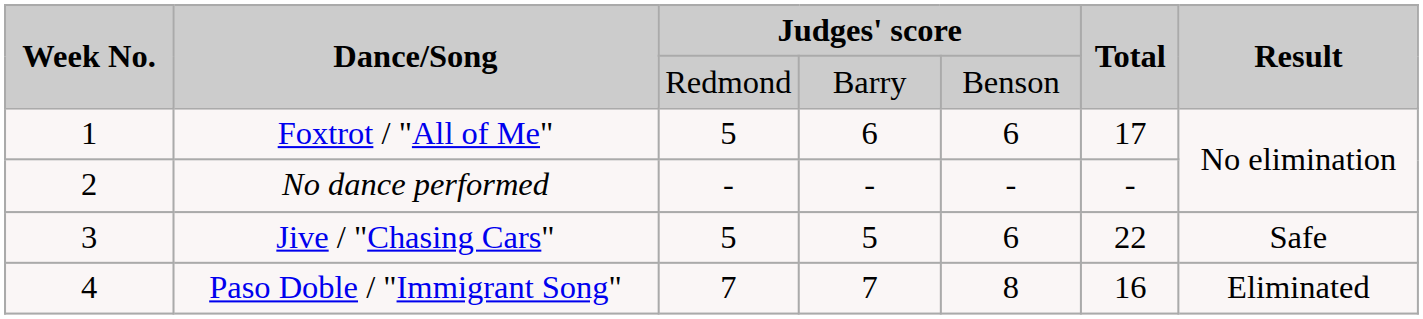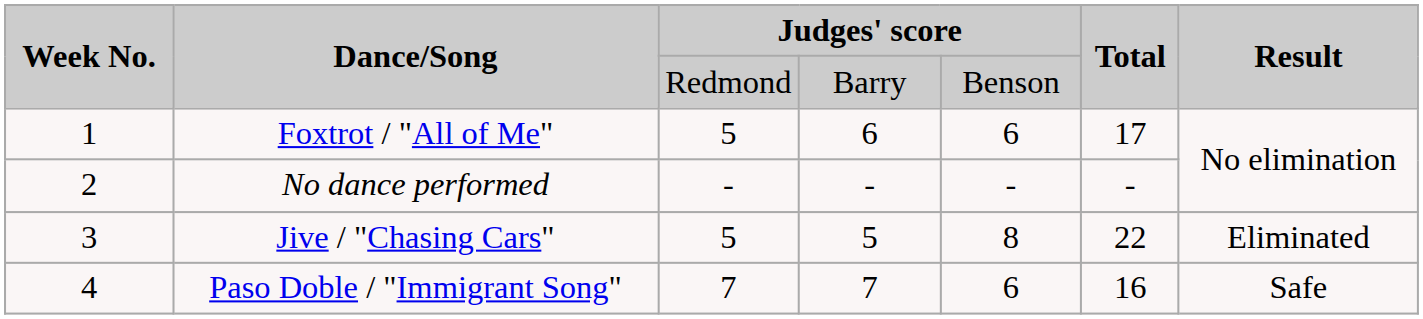(1011, 236) 6 -> (1011, 236) 8
(1298, 236) Safe -> (1298, 236) Eliminated
(1011, 287) 8 -> (1011, 287) 6
(1298, 287) Eliminated -> (1298, 287) Safe
